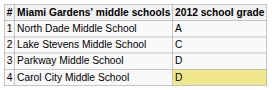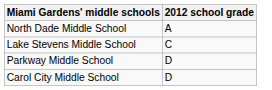- column: (10, 12)
(179, 77) khaki background -> (168, 77) no background
